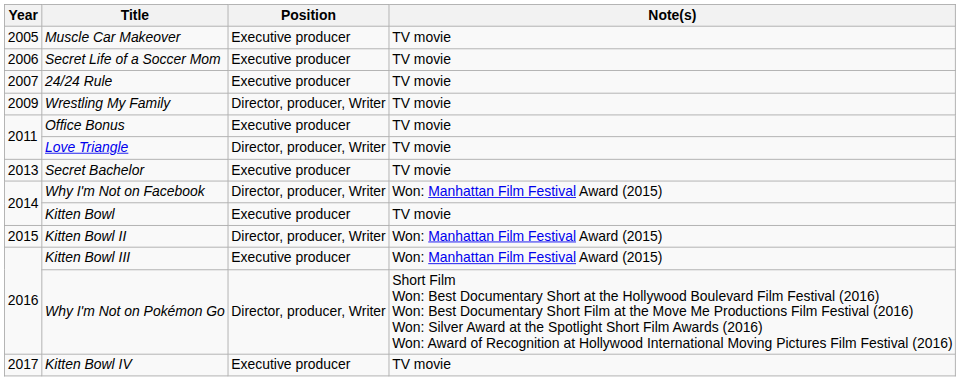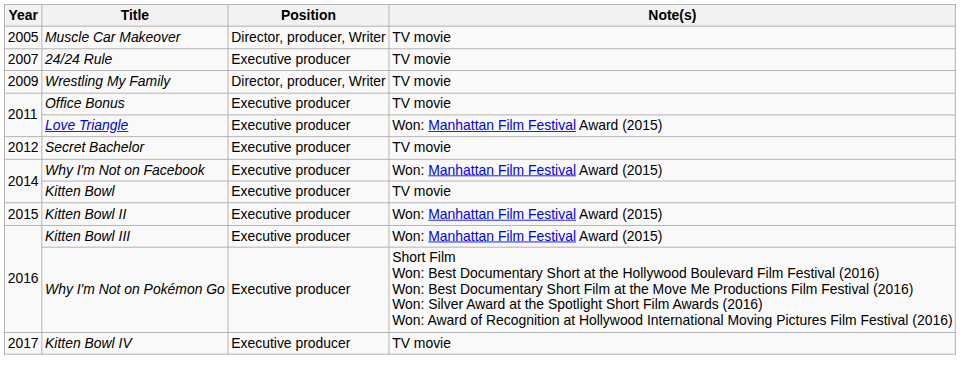(291, 37) Executive producer -> (308, 37) Director, producer, Writer
- row: (133, 59)
(308, 147) Director, producer, Writer -> (291, 125) Executive producer
(422, 147) TV movie -> (527, 125) Won: Manhattan Film Festival Award (2015)
(23, 170) 2013 -> (23, 147) 2012
(308, 192) Director, producer, Writer -> (291, 170) Executive producer
(308, 236) Director, producer, Writer -> (291, 214) Executive producer
(308, 311) Director, producer, Writer -> (291, 289) Executive producer
